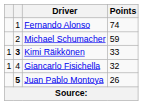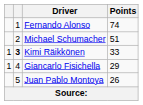(114, 38) 59 -> (114, 38) 51
(114, 66) 32 -> (114, 66) 29
(18, 79) bold -> (18, 79) normal
